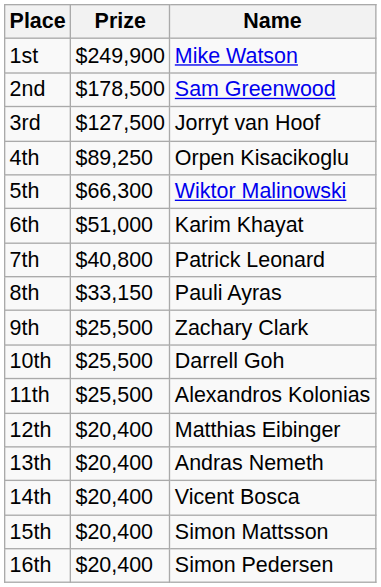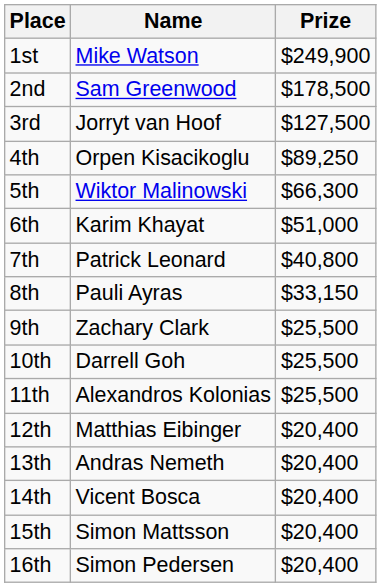columns swapped: (273, 21) <-> (120, 21)
